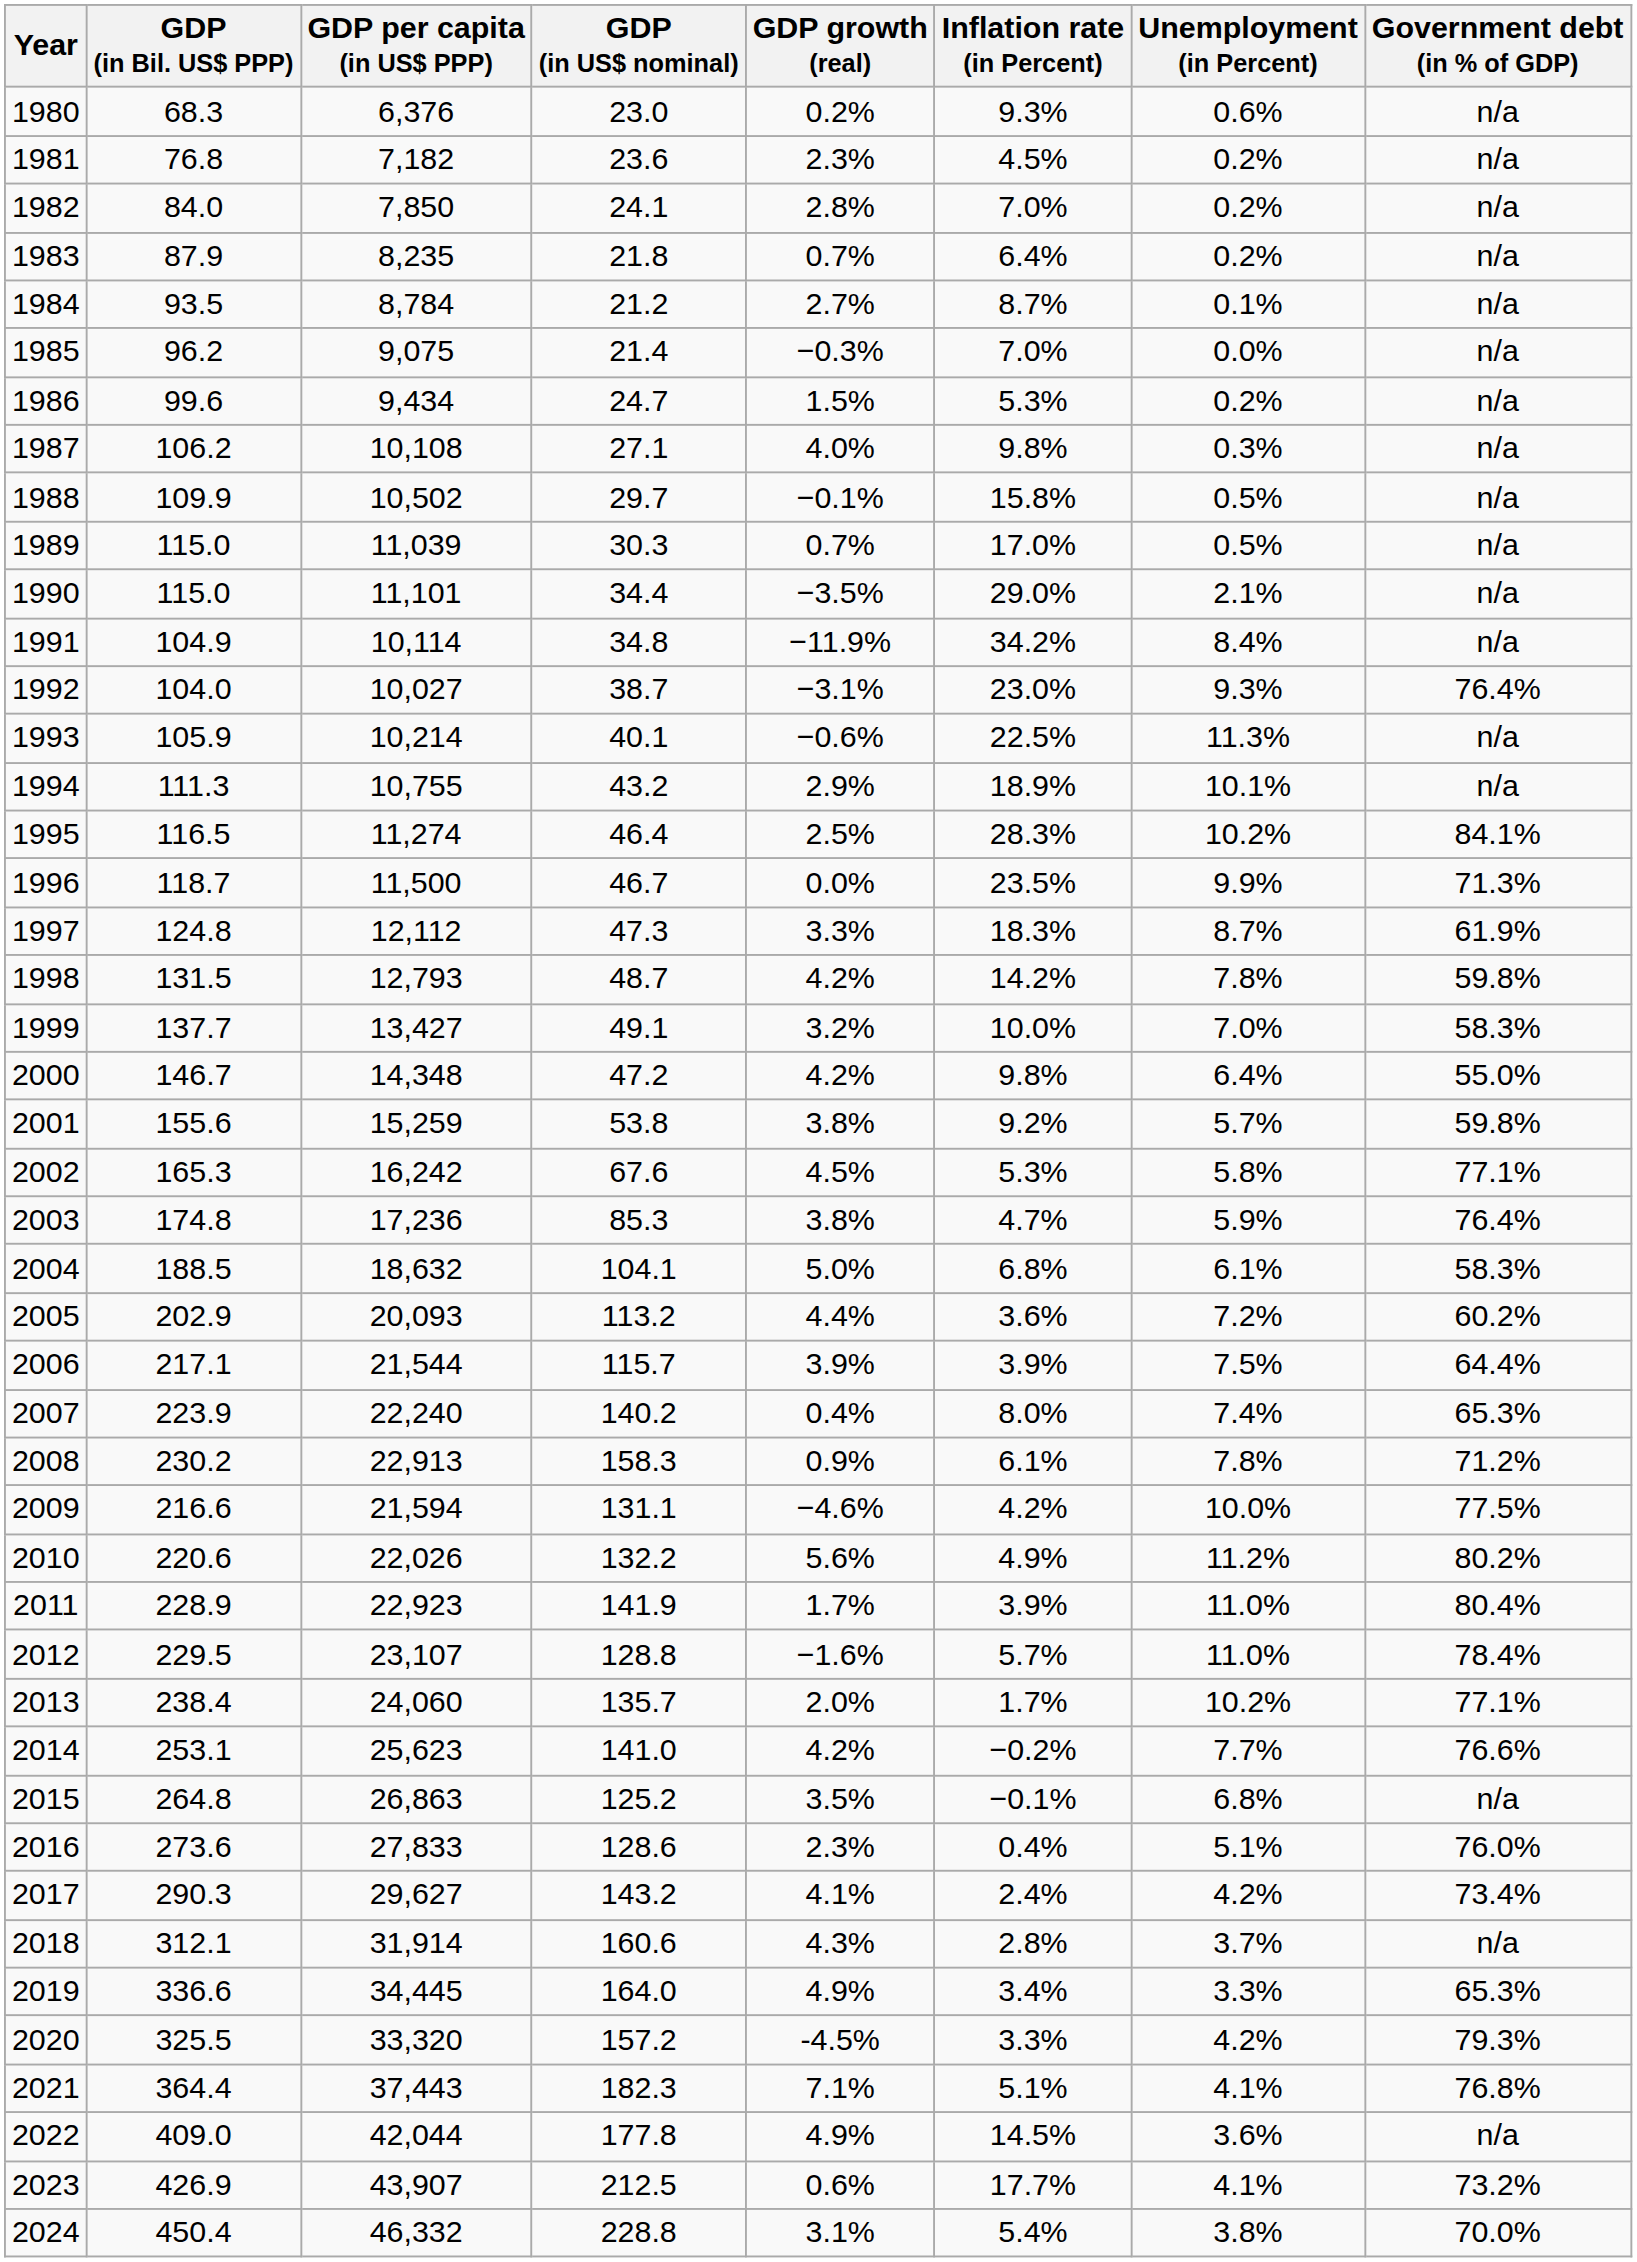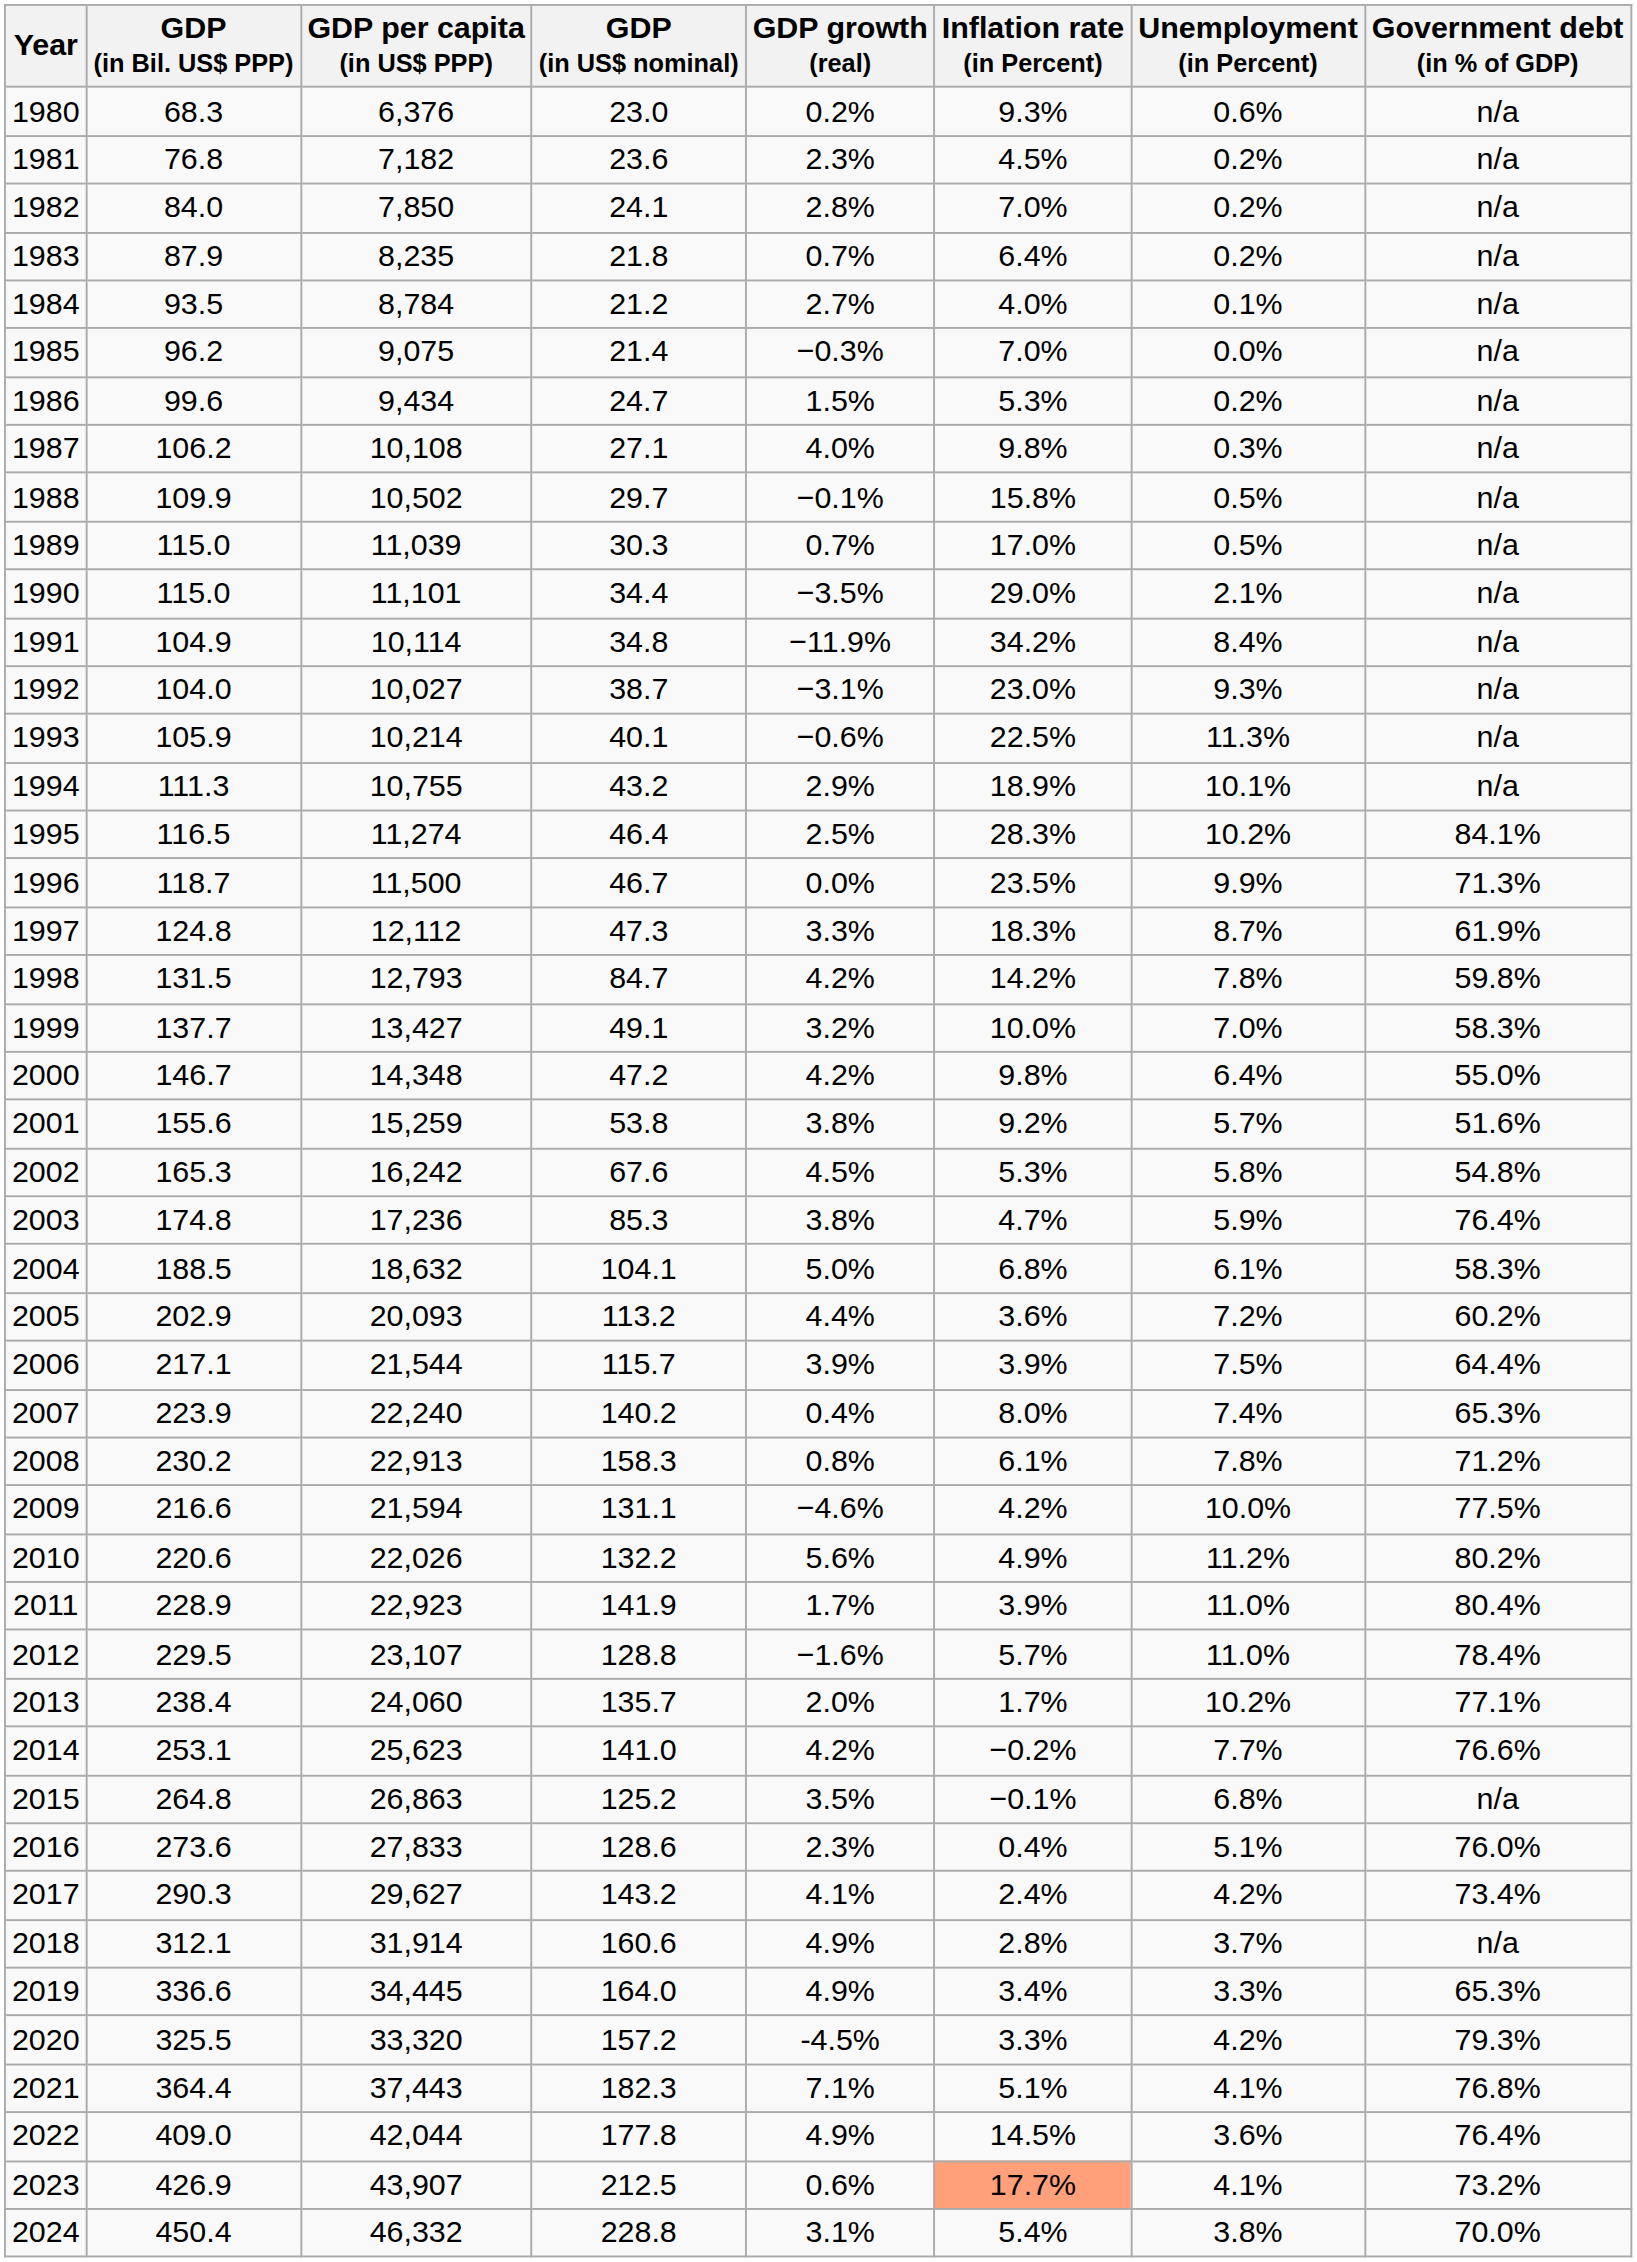(1033, 303) 8.7% -> (1033, 303) 4.0%
(1498, 689) 76.4% -> (1498, 689) n/a
(639, 978) 48.7 -> (639, 978) 84.7
(1498, 1123) 59.8% -> (1498, 1123) 51.6%
(1498, 1171) 77.1% -> (1498, 1171) 54.8%
(840, 1460) 0.9% -> (840, 1460) 0.8%
(840, 1943) 4.3% -> (840, 1943) 4.9%
(1498, 2135) n/a -> (1498, 2135) 76.4%
(1033, 2184) no background -> (1033, 2184) lightsalmon background
